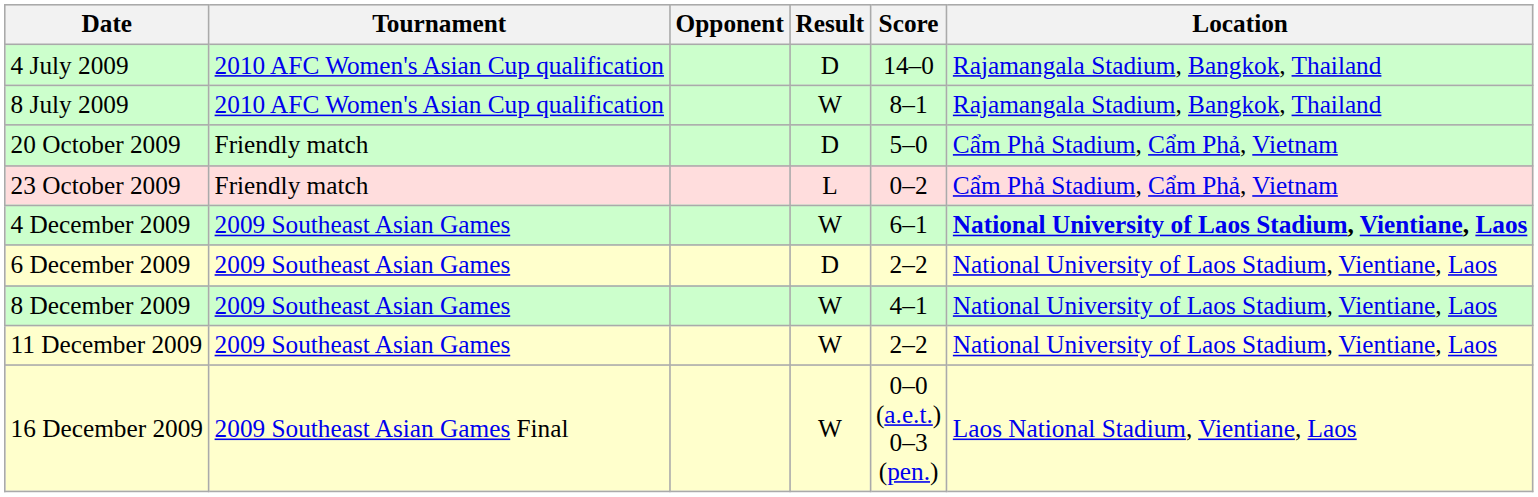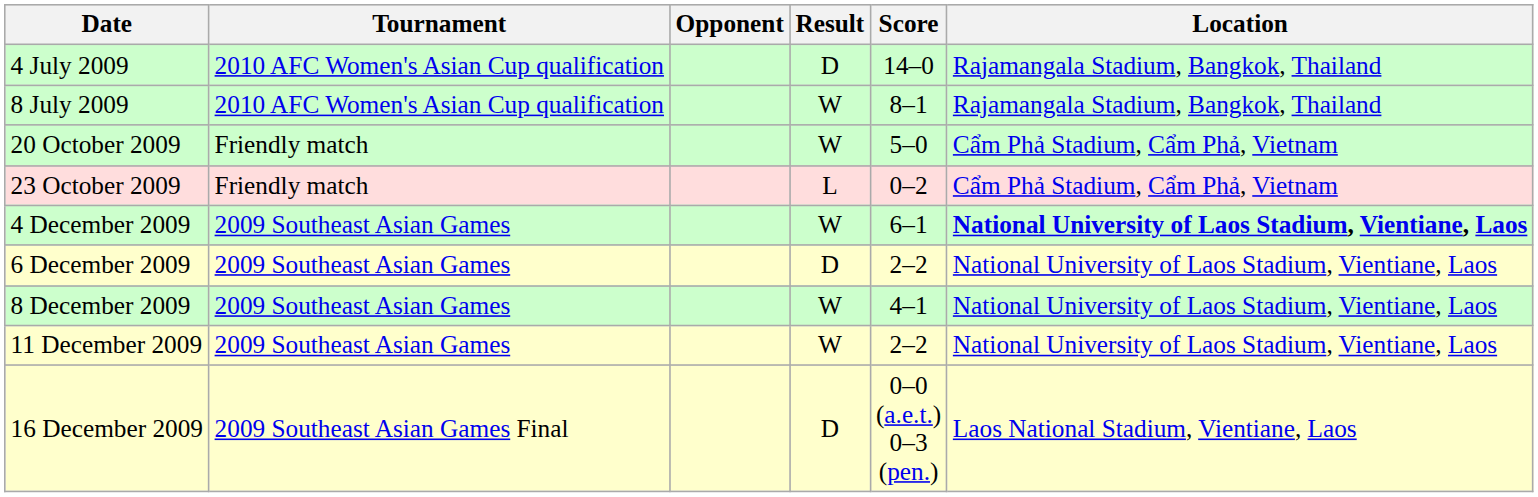(830, 144) D -> (830, 144) W
(830, 428) W -> (830, 428) D
